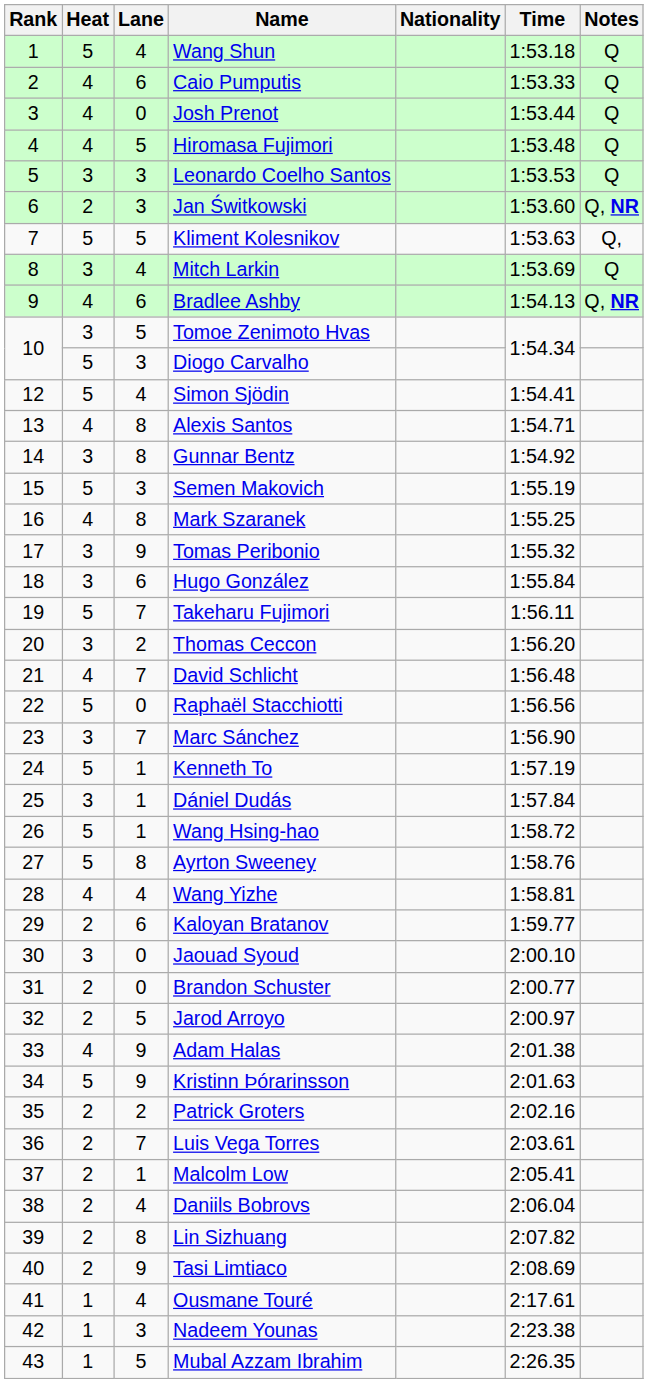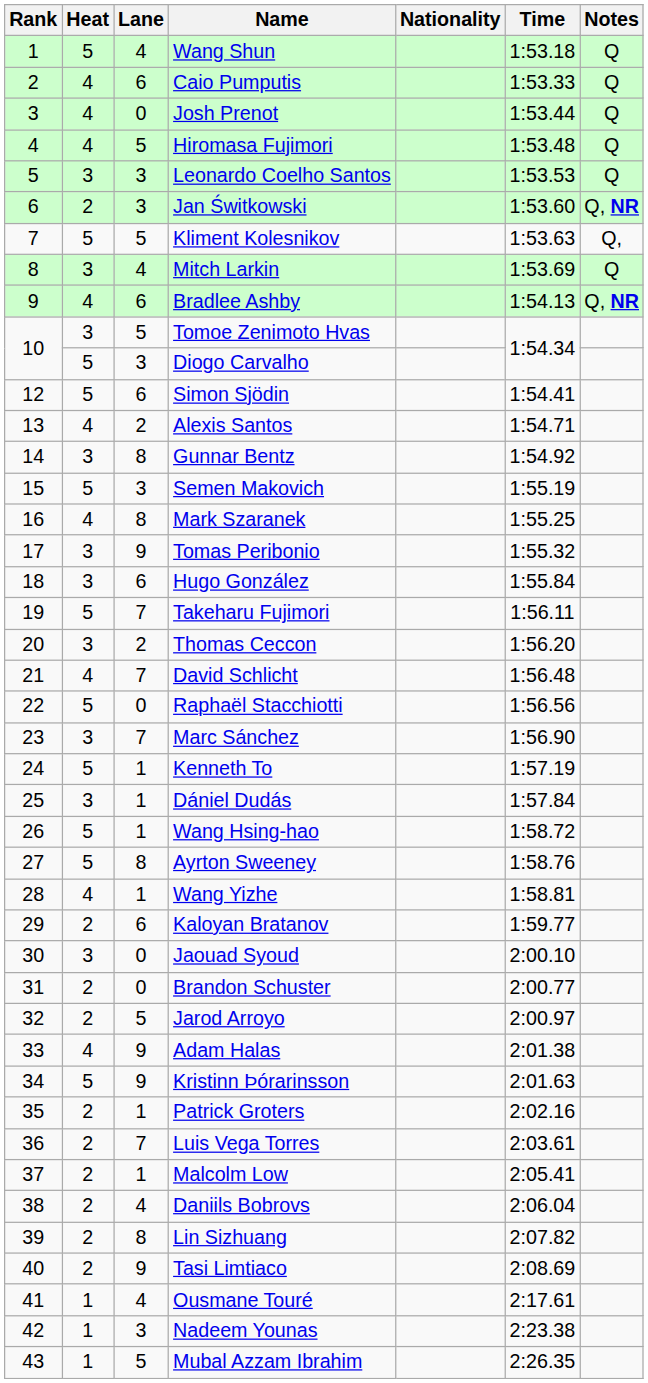(141, 394) 4 -> (141, 394) 6
(141, 425) 8 -> (141, 425) 2
(141, 894) 4 -> (141, 894) 1
(141, 1112) 2 -> (141, 1112) 1
